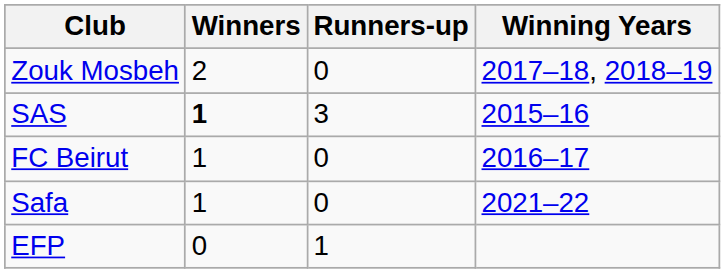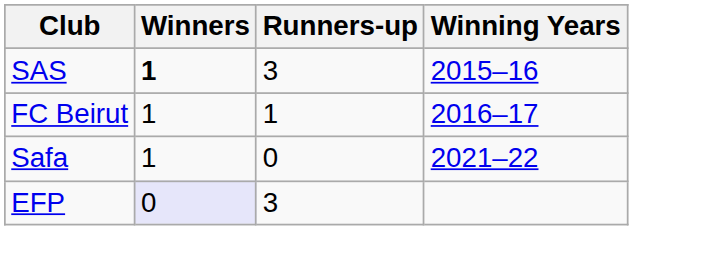- row: (95, 70)
(321, 158) 0 -> (270, 114) 1
(199, 245) no background -> (149, 202) lavender background
(321, 245) 1 -> (270, 202) 3
